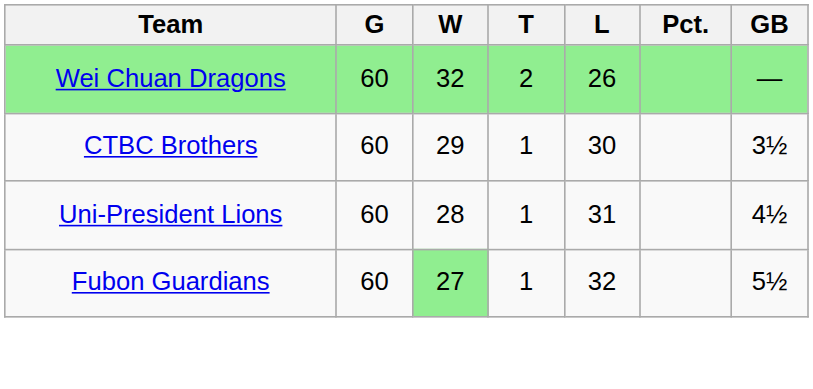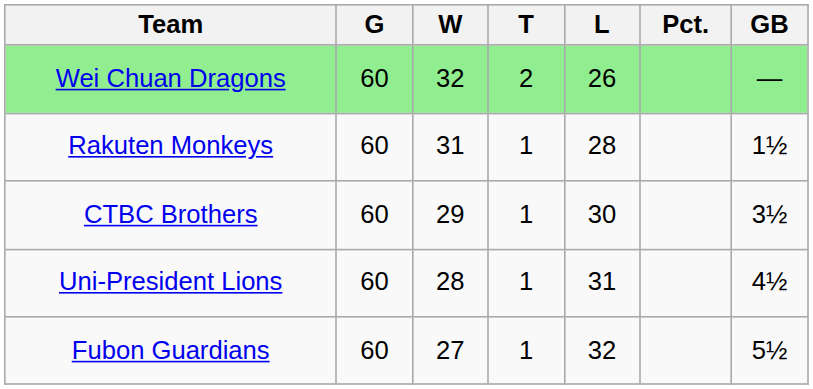+ row: (171, 146)
(450, 282) lightgreen background -> (450, 350) no background
